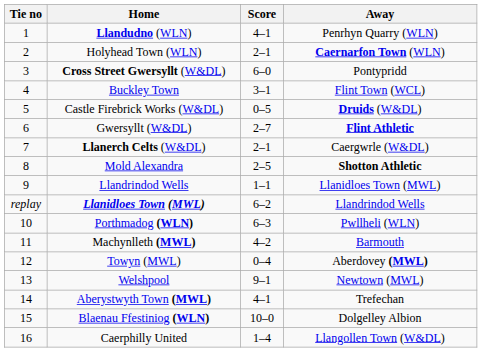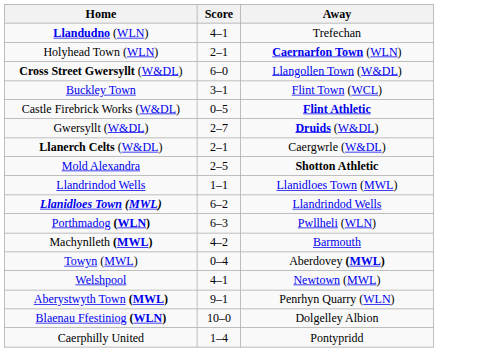- column: (26, 14)
(380, 33) Penrhyn Quarry (WLN) -> (337, 33) Trefechan
(380, 71) Pontypridd -> (337, 71) Llangollen Town (W&DL)
(380, 109) Druids (W&DL) -> (337, 109) Flint Athletic
(380, 128) Flint Athletic -> (337, 128) Druids (W&DL)
(262, 280) 9–1 -> (219, 280) 4–1
(262, 299) 4–1 -> (219, 299) 9–1
(380, 299) Trefechan -> (337, 299) Penrhyn Quarry (WLN)
(380, 337) Llangollen Town (W&DL) -> (337, 337) Pontypridd
